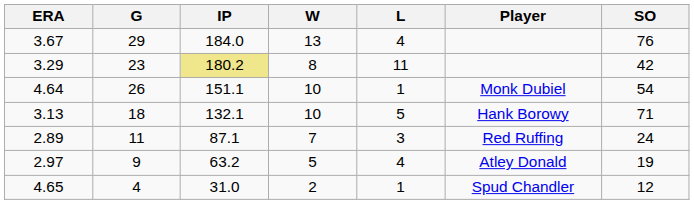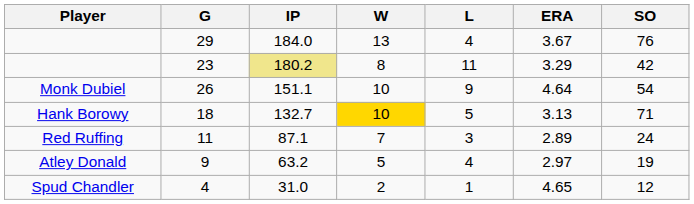columns swapped: (523, 16) <-> (48, 16)
(401, 89) 1 -> (469, 89) 9
(225, 114) 132.1 -> (293, 114) 132.7
(313, 114) no background -> (381, 114) gold background
